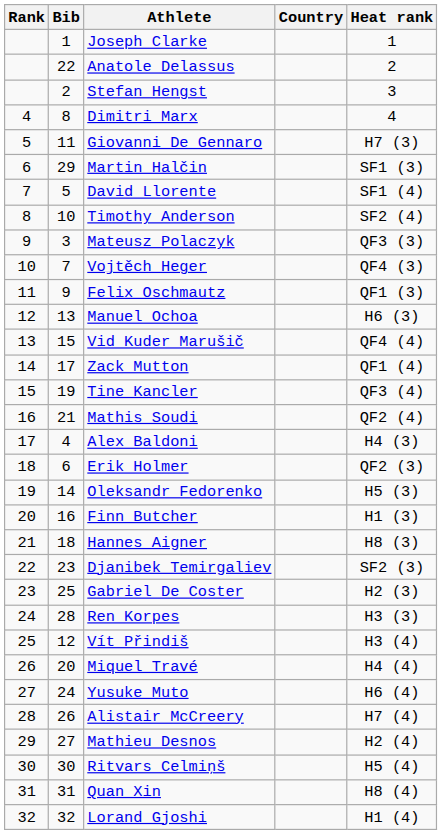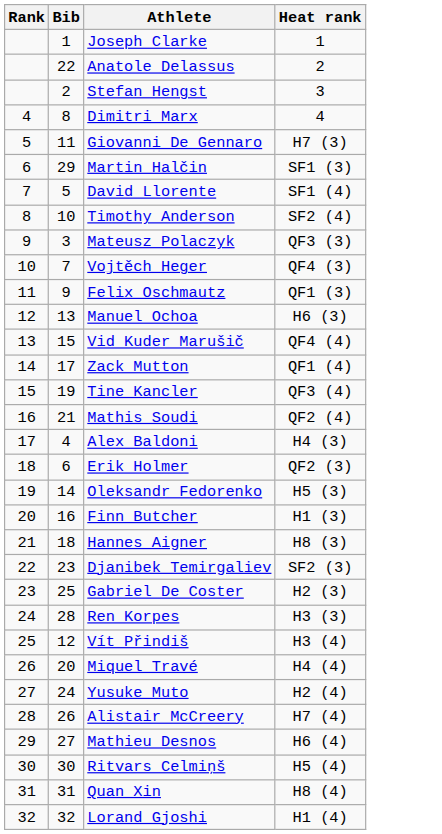- column: (311, 17)
(392, 692) H6 (4) -> (320, 692) H2 (4)
(392, 742) H2 (4) -> (320, 742) H6 (4)
